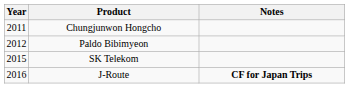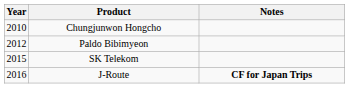(17, 28) 2011 -> (17, 28) 2010
